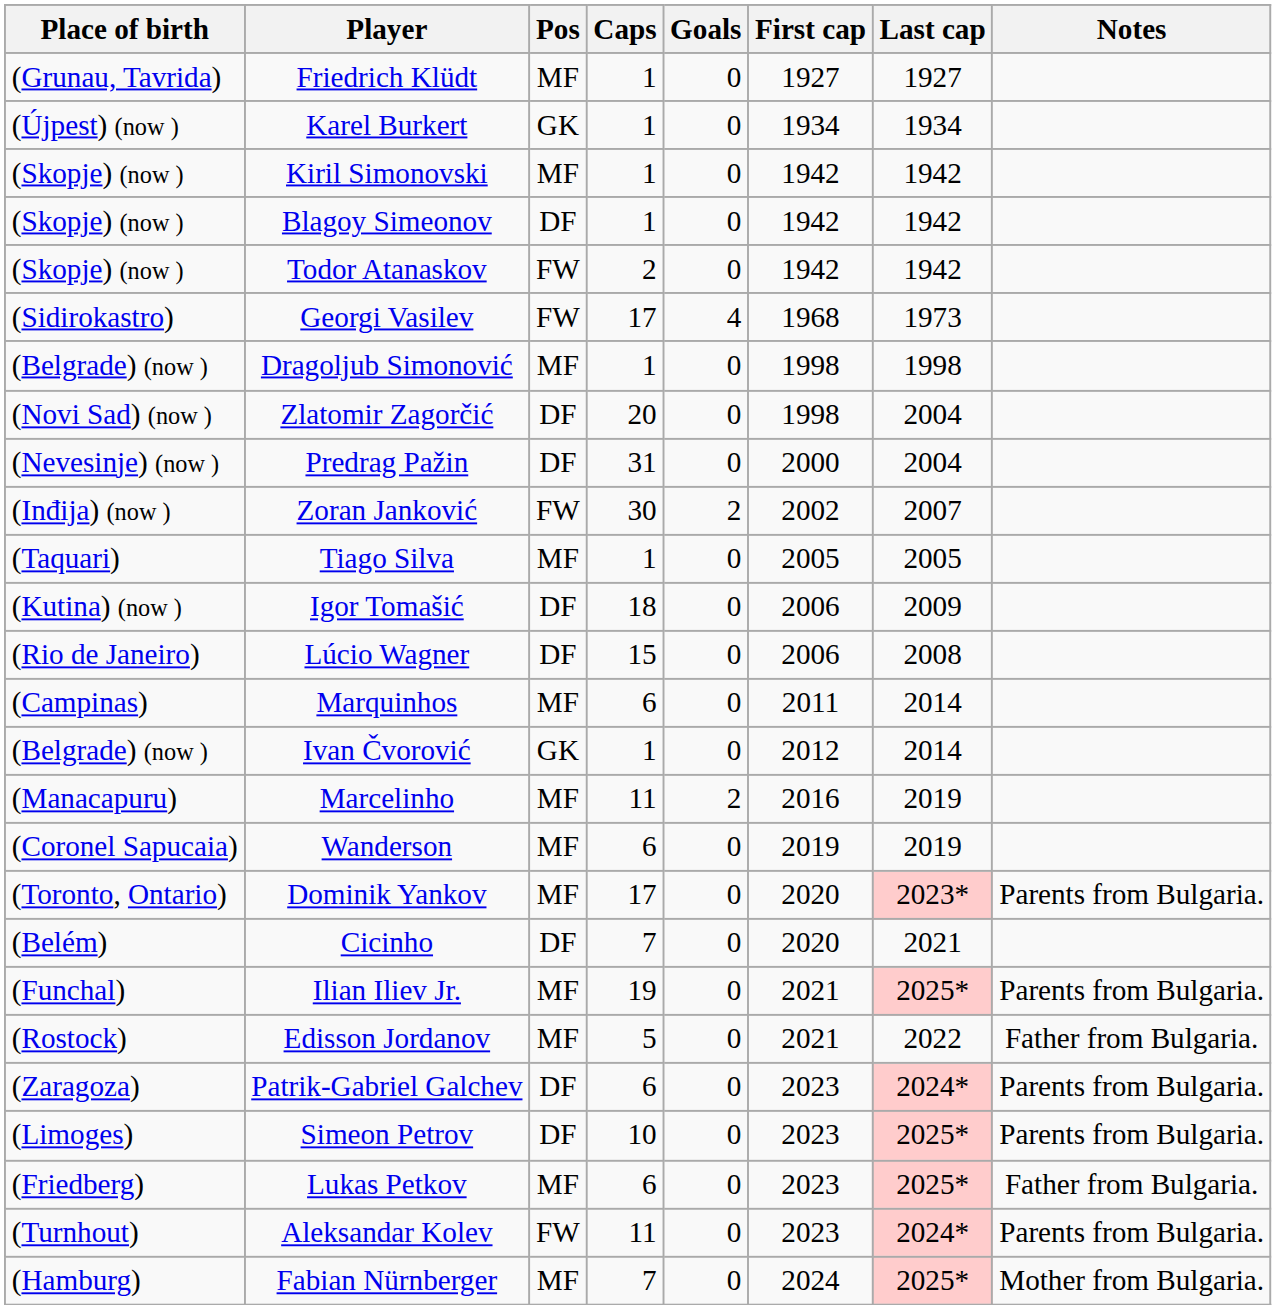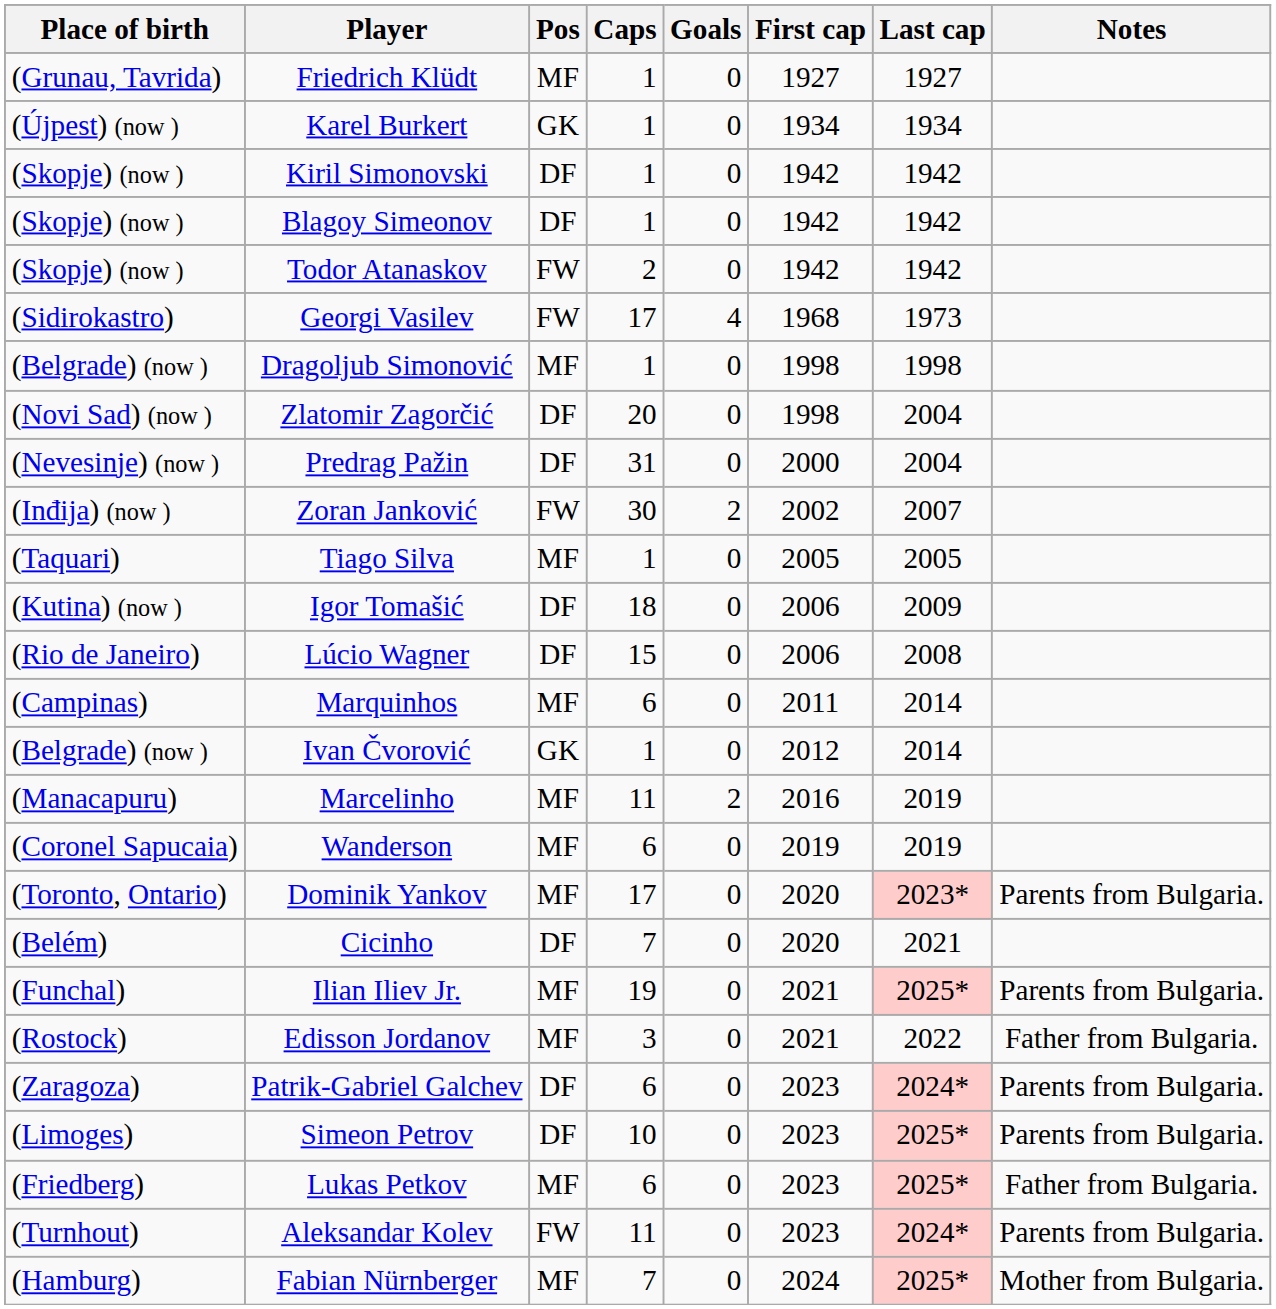(558, 173) MF -> (558, 173) DF
(649, 1039) 5 -> (649, 1039) 3
